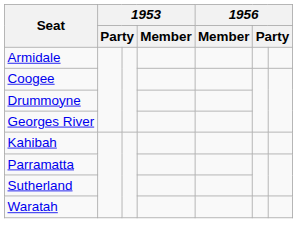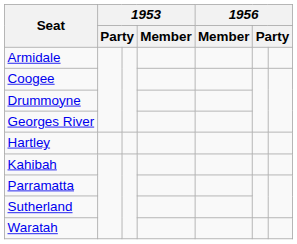+ row: (29, 143)
